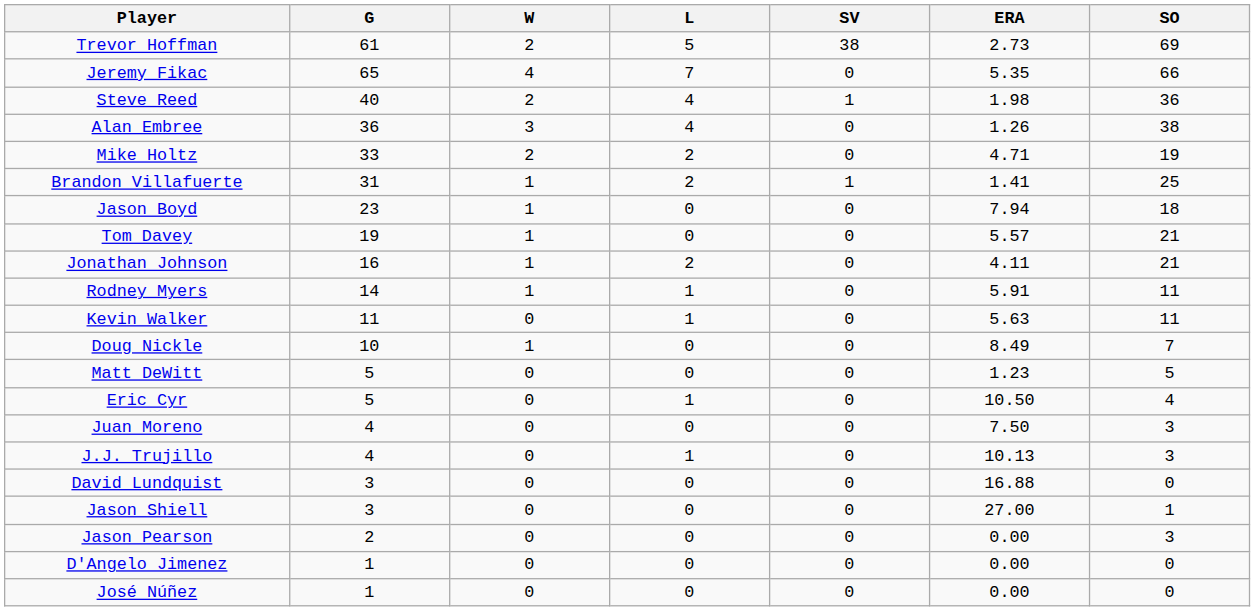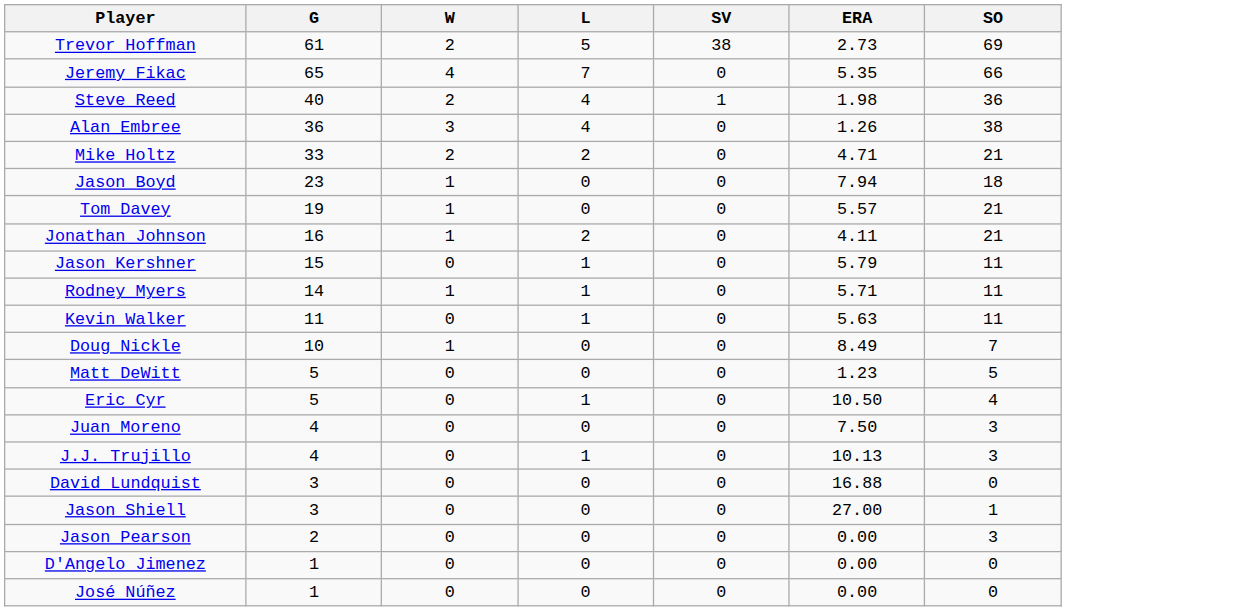(1170, 155) 19 -> (993, 155) 21
- row: (147, 182)
+ row: (125, 264)
(1009, 292) 5.91 -> (857, 292) 5.71
